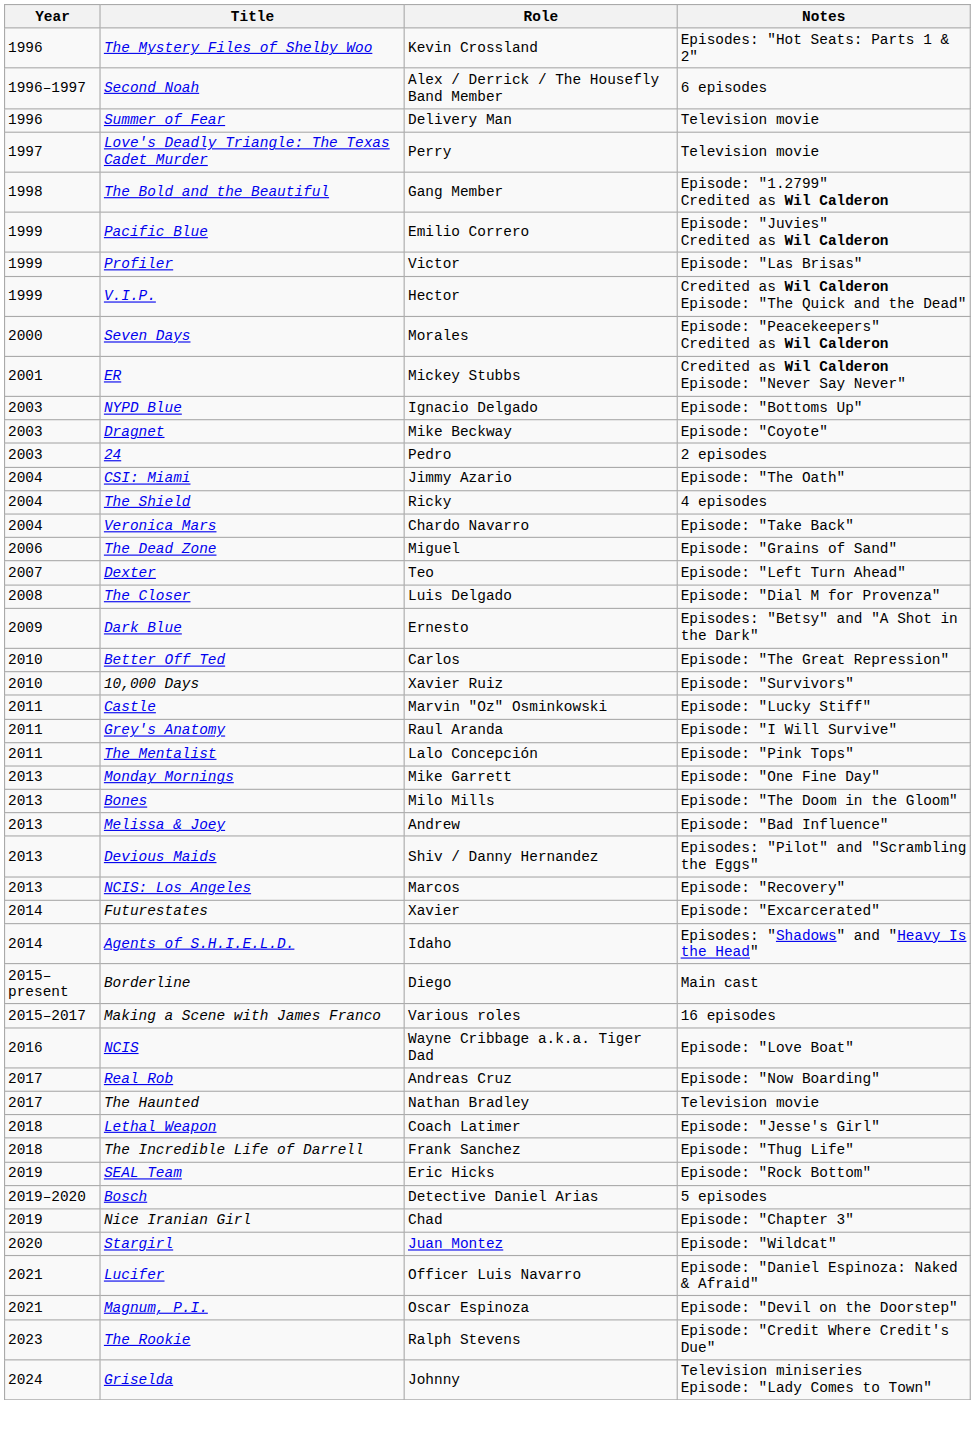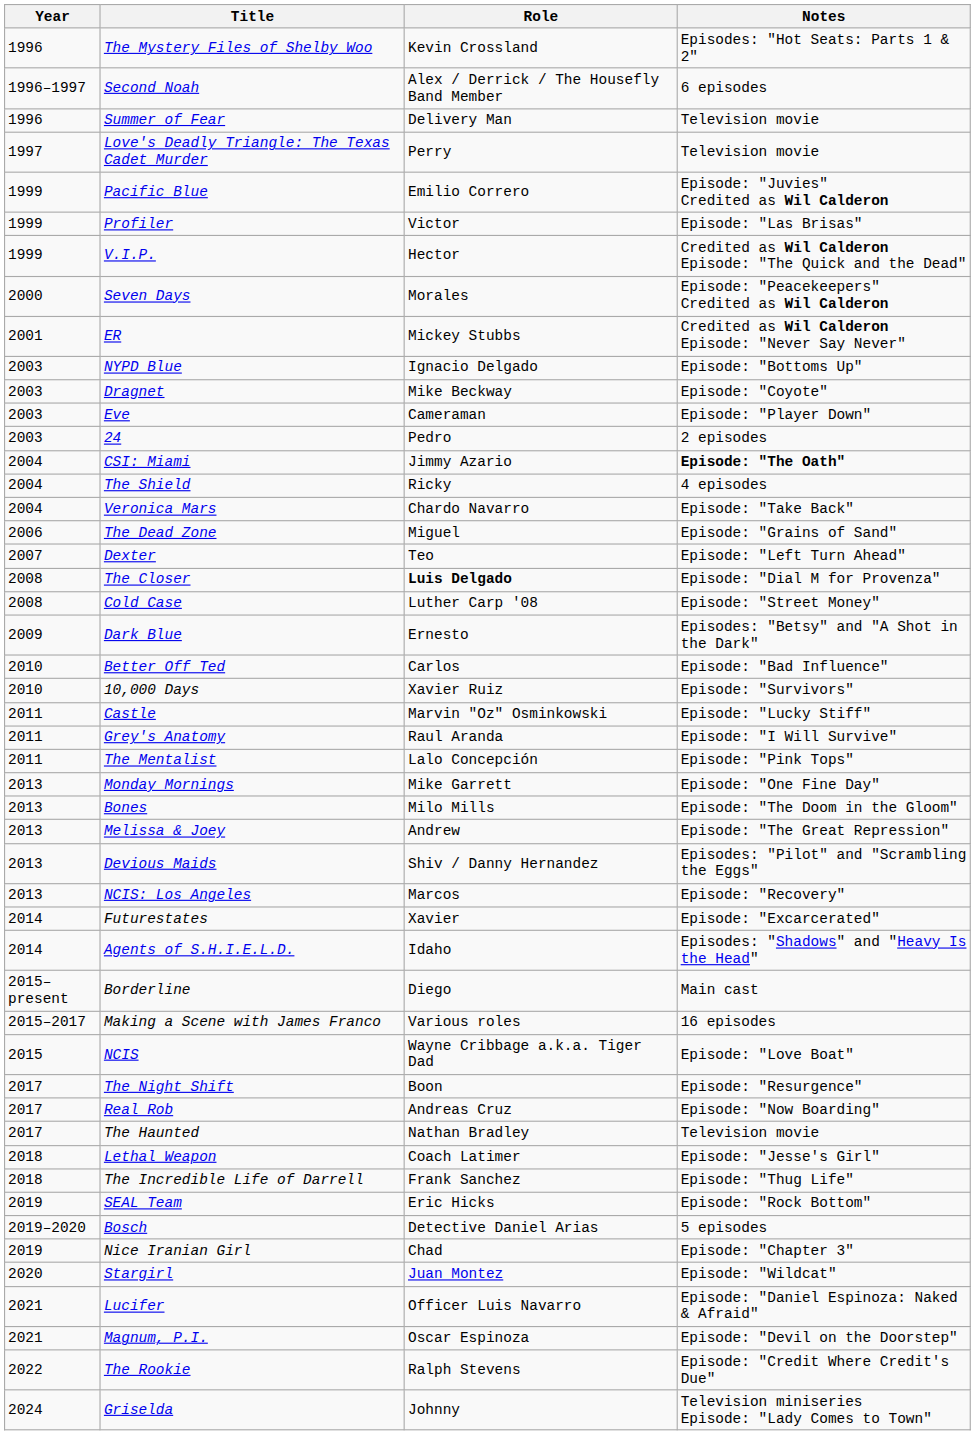- row: (216, 192)
+ row: (117, 415)
(763, 479) normal -> (763, 462) bold
(460, 596) normal -> (460, 580) bold
+ row: (143, 603)
(815, 660) Episode: "The Great Repression" -> (785, 667) Episode: "Bad Influence"
(785, 825) Episode: "Bad Influence" -> (815, 832) Episode: "The Great Repression"
(25, 1048) 2016 -> (25, 1054) 2015
+ row: (169, 1086)
(25, 1340) 2023 -> (25, 1370) 2022
